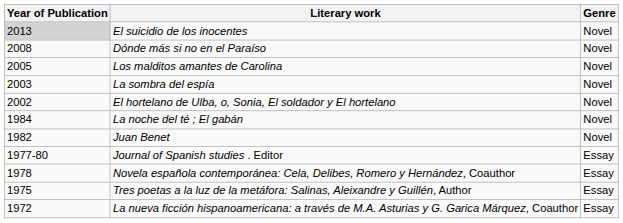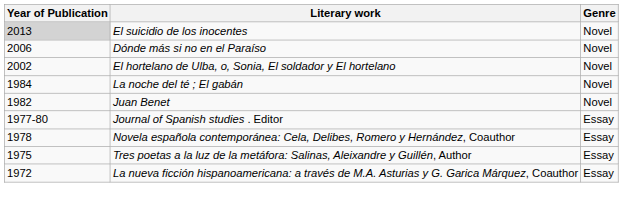(19, 48) 2008 -> (19, 48) 2006
- row: (198, 66)
- row: (164, 84)
